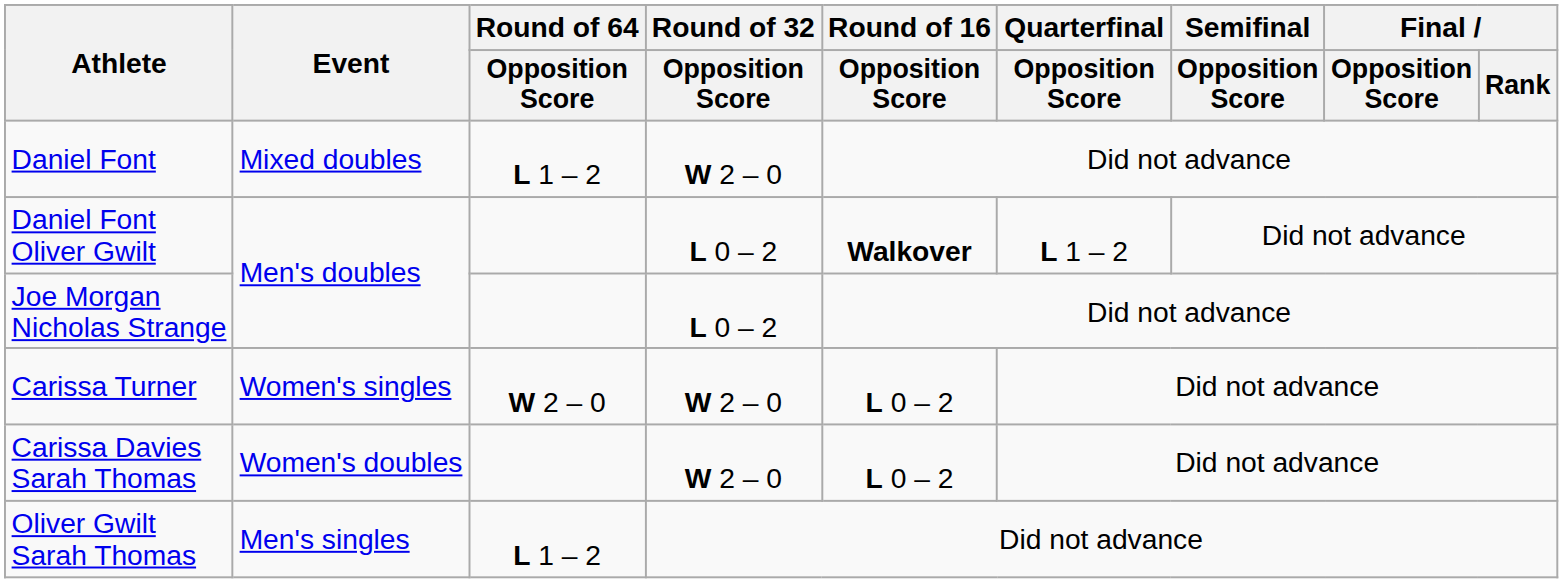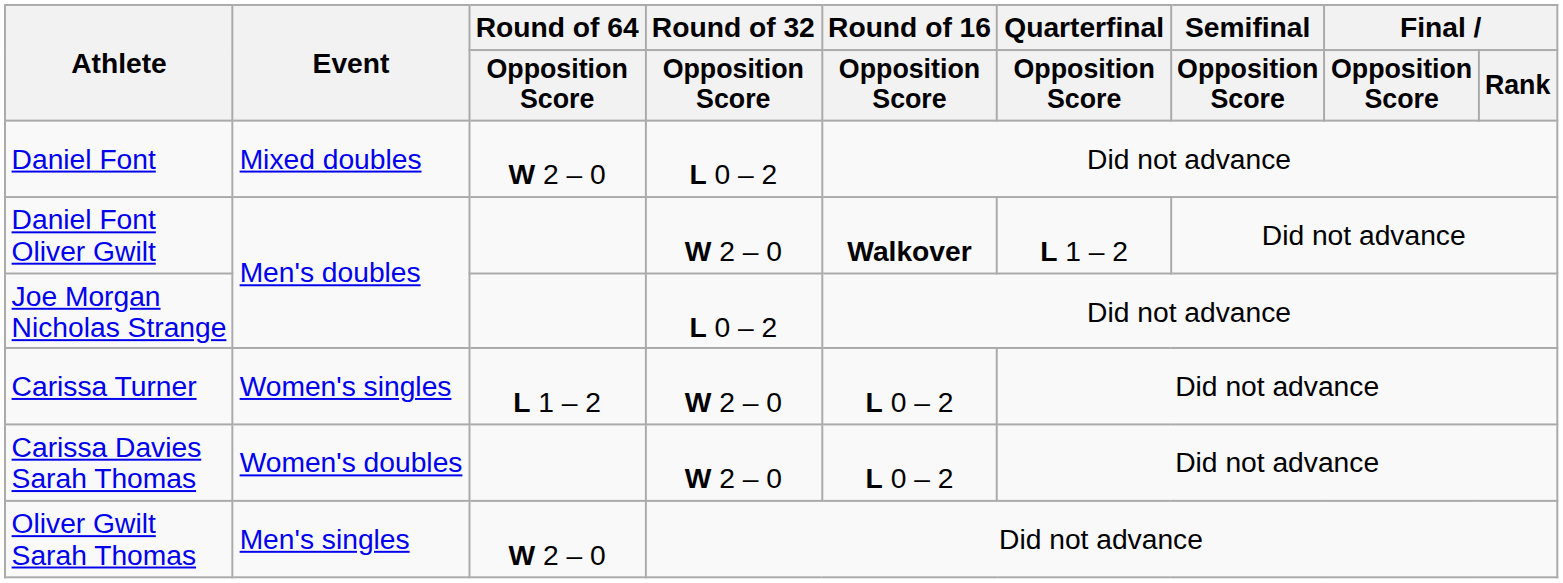(557, 175) L 1 – 2 -> (557, 175) W 2 – 0
(733, 175) W 2 – 0 -> (733, 175) L 0 – 2
(733, 251) L 0 – 2 -> (733, 251) W 2 – 0
(557, 403) W 2 – 0 -> (557, 403) L 1 – 2
(557, 555) L 1 – 2 -> (557, 555) W 2 – 0
